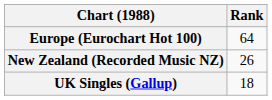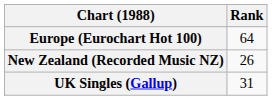(247, 83) 18 -> (247, 83) 31
